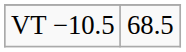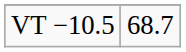(150, 25) 68.5 -> (150, 25) 68.7
